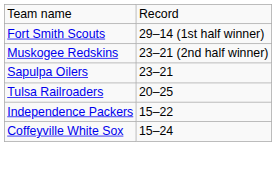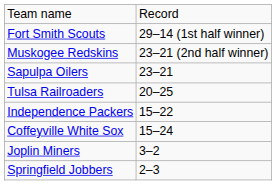+ row: (44, 151)
+ row: (60, 170)
